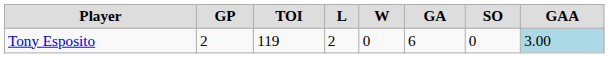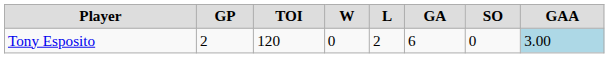columns swapped: (382, 16) <-> (342, 16)
(268, 40) 119 -> (269, 40) 120
